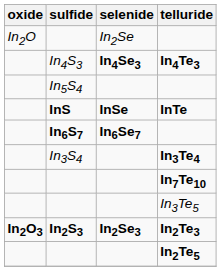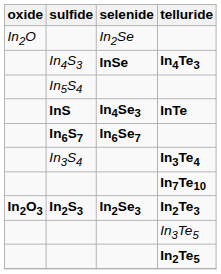(120, 62) In4Se3 -> (114, 62) InSe
(114, 109) InSe -> (120, 111) In4Se3
rows swapped: (66, 230) <-> (71, 205)
